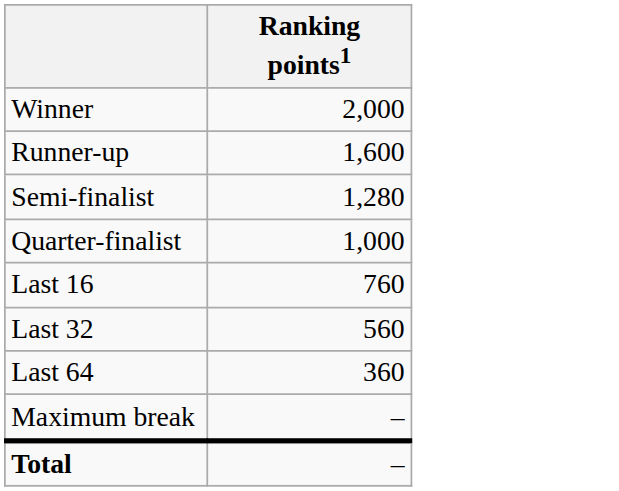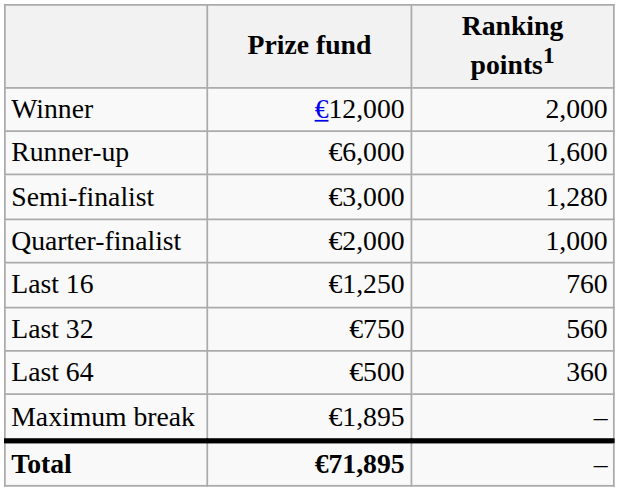+ column: (309, 45)
